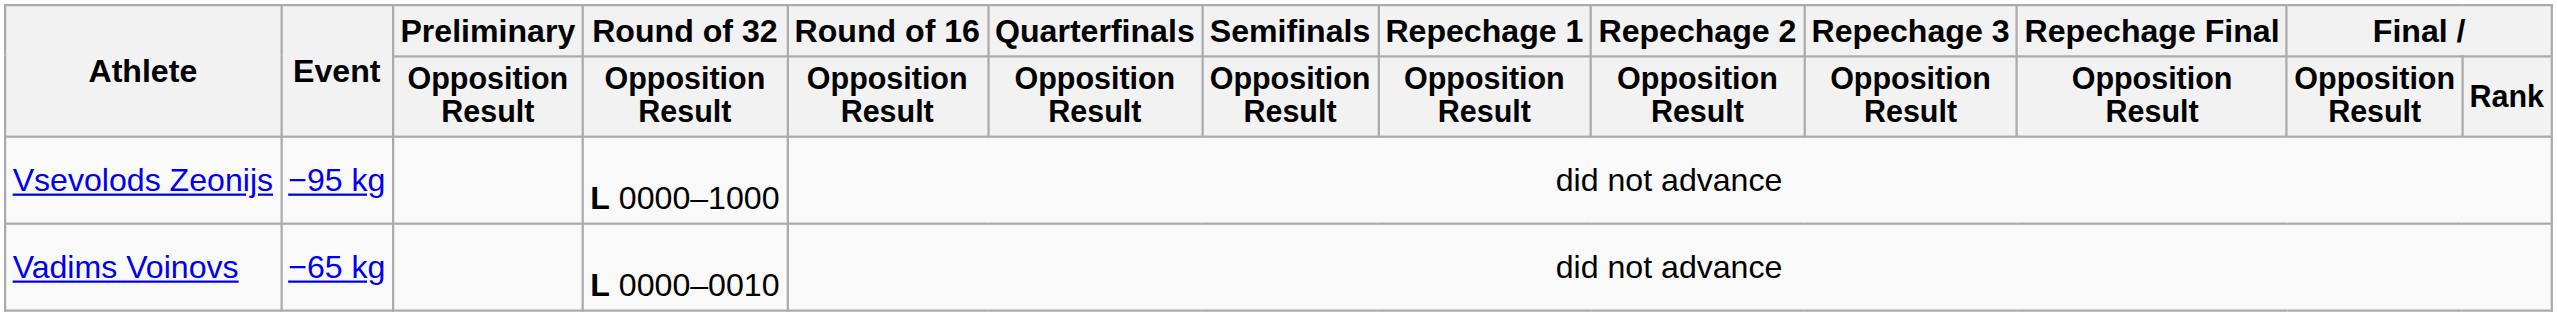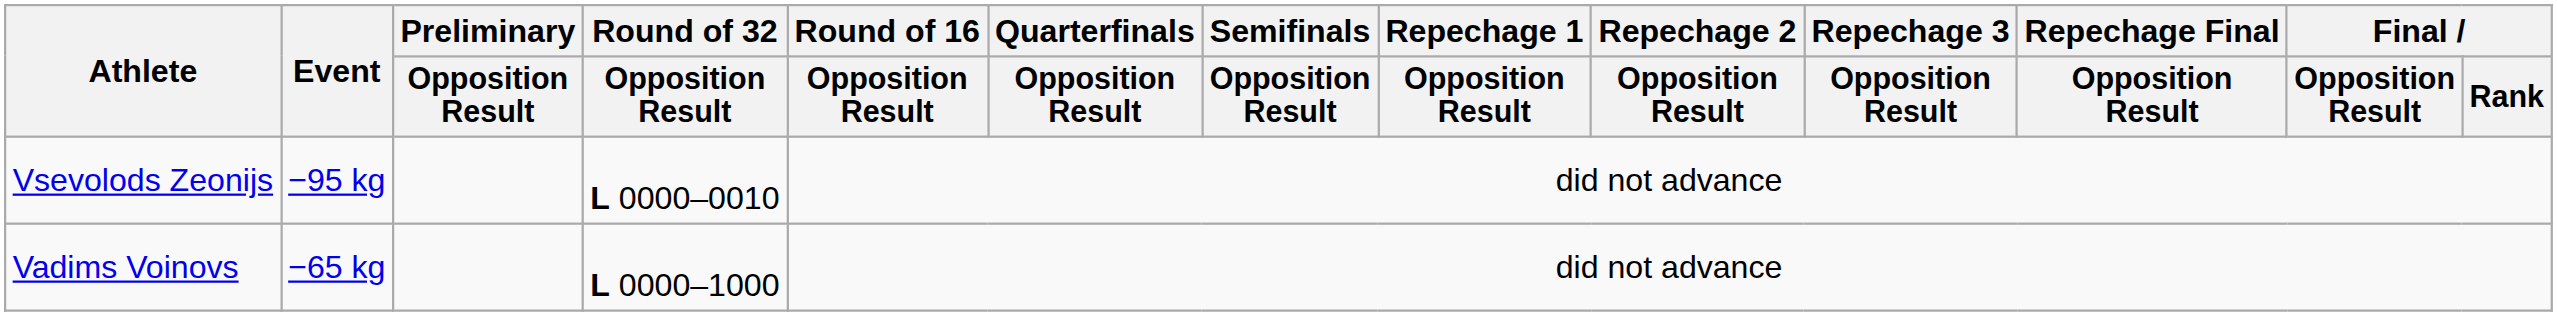(685, 199) L 0000–1000 -> (685, 199) L 0000–0010
(685, 285) L 0000–0010 -> (685, 285) L 0000–1000
